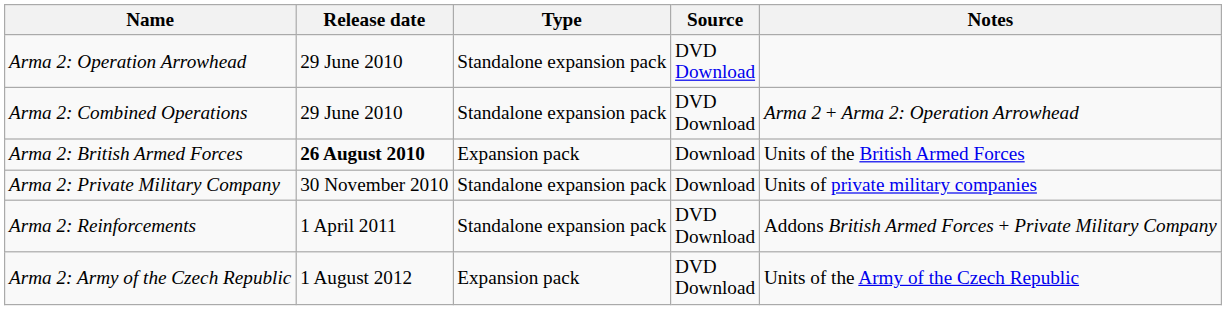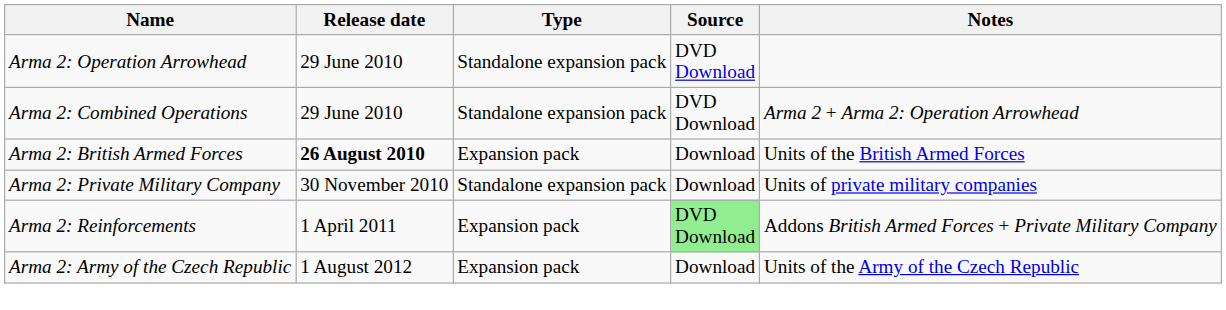(562, 225) Standalone expansion pack -> (518, 225) Expansion pack
(715, 225) no background -> (715, 225) lightgreen background
(715, 278) DVD Download -> (715, 267) Download
